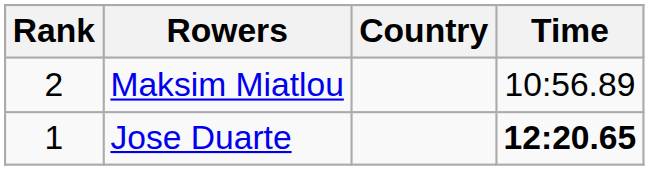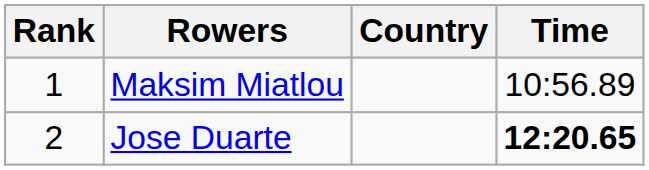(54, 84) 2 -> (54, 84) 1
(54, 137) 1 -> (54, 137) 2
